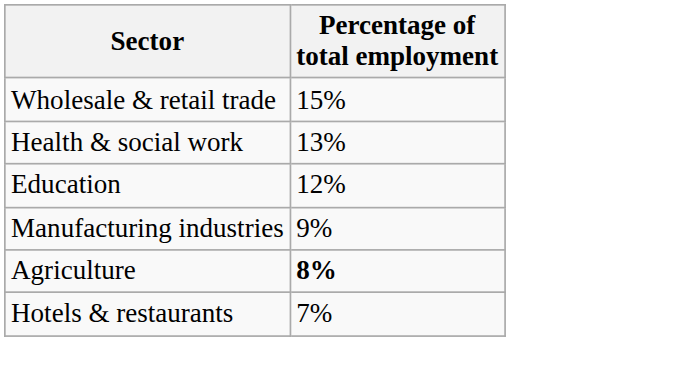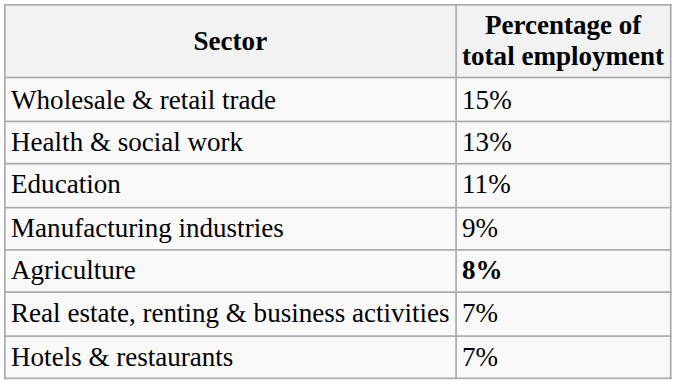(321, 185) 12% -> (486, 185) 11%
+ row: (230, 313)
